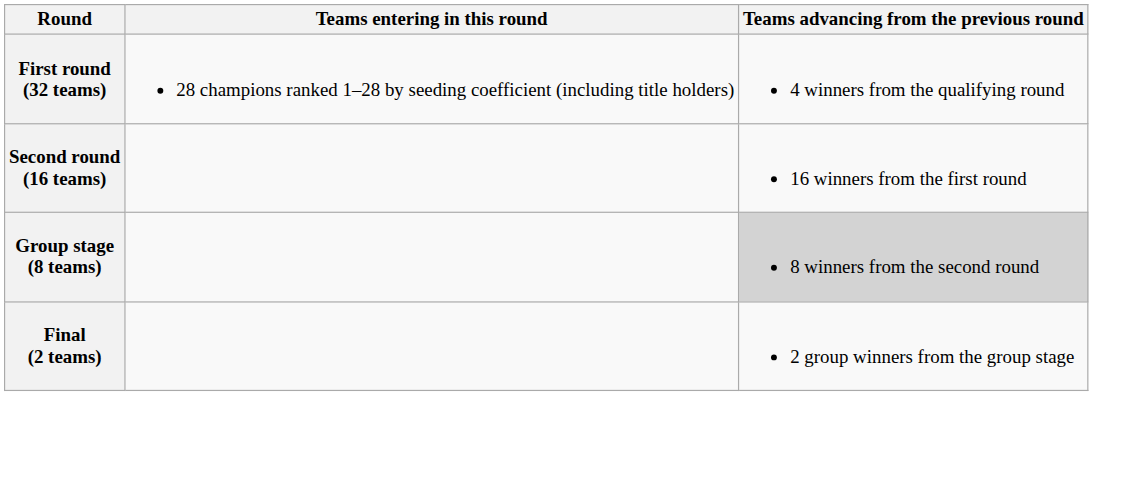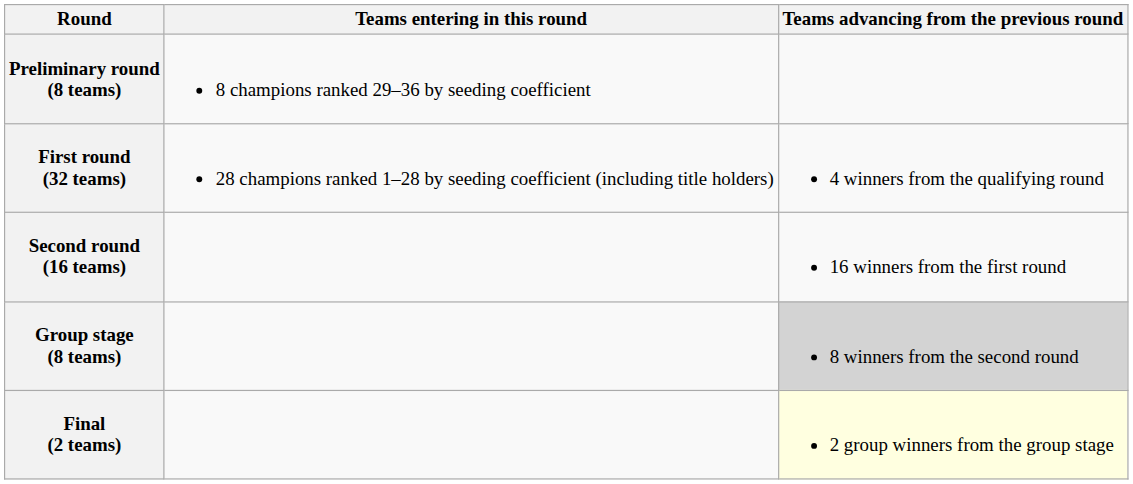+ row: (84, 78)
(913, 356) no background -> (953, 445) lightyellow background
